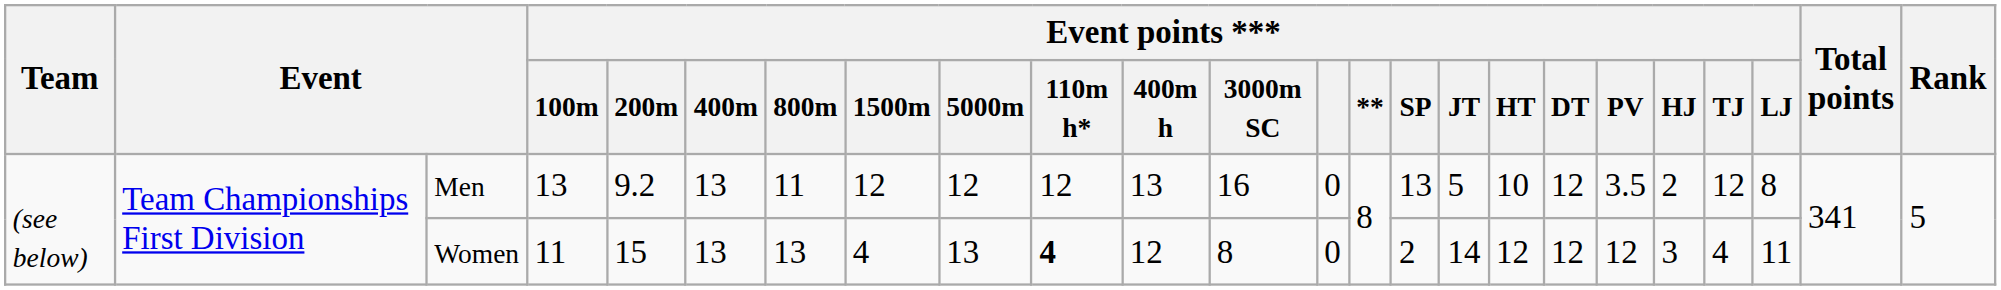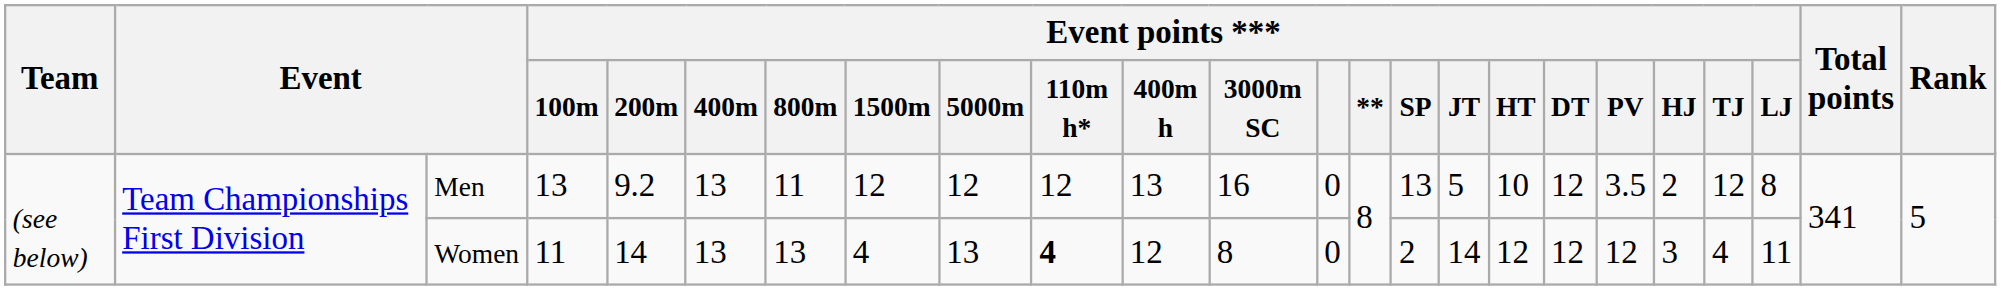(631, 251) 15 -> (631, 251) 14
